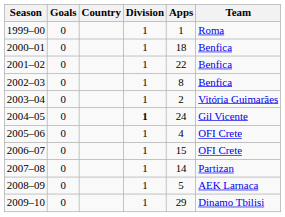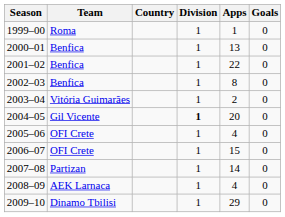columns swapped: (238, 13) <-> (63, 13)
(181, 47) 18 -> (234, 47) 13
(181, 116) 24 -> (234, 116) 20
(181, 185) 5 -> (234, 185) 4
